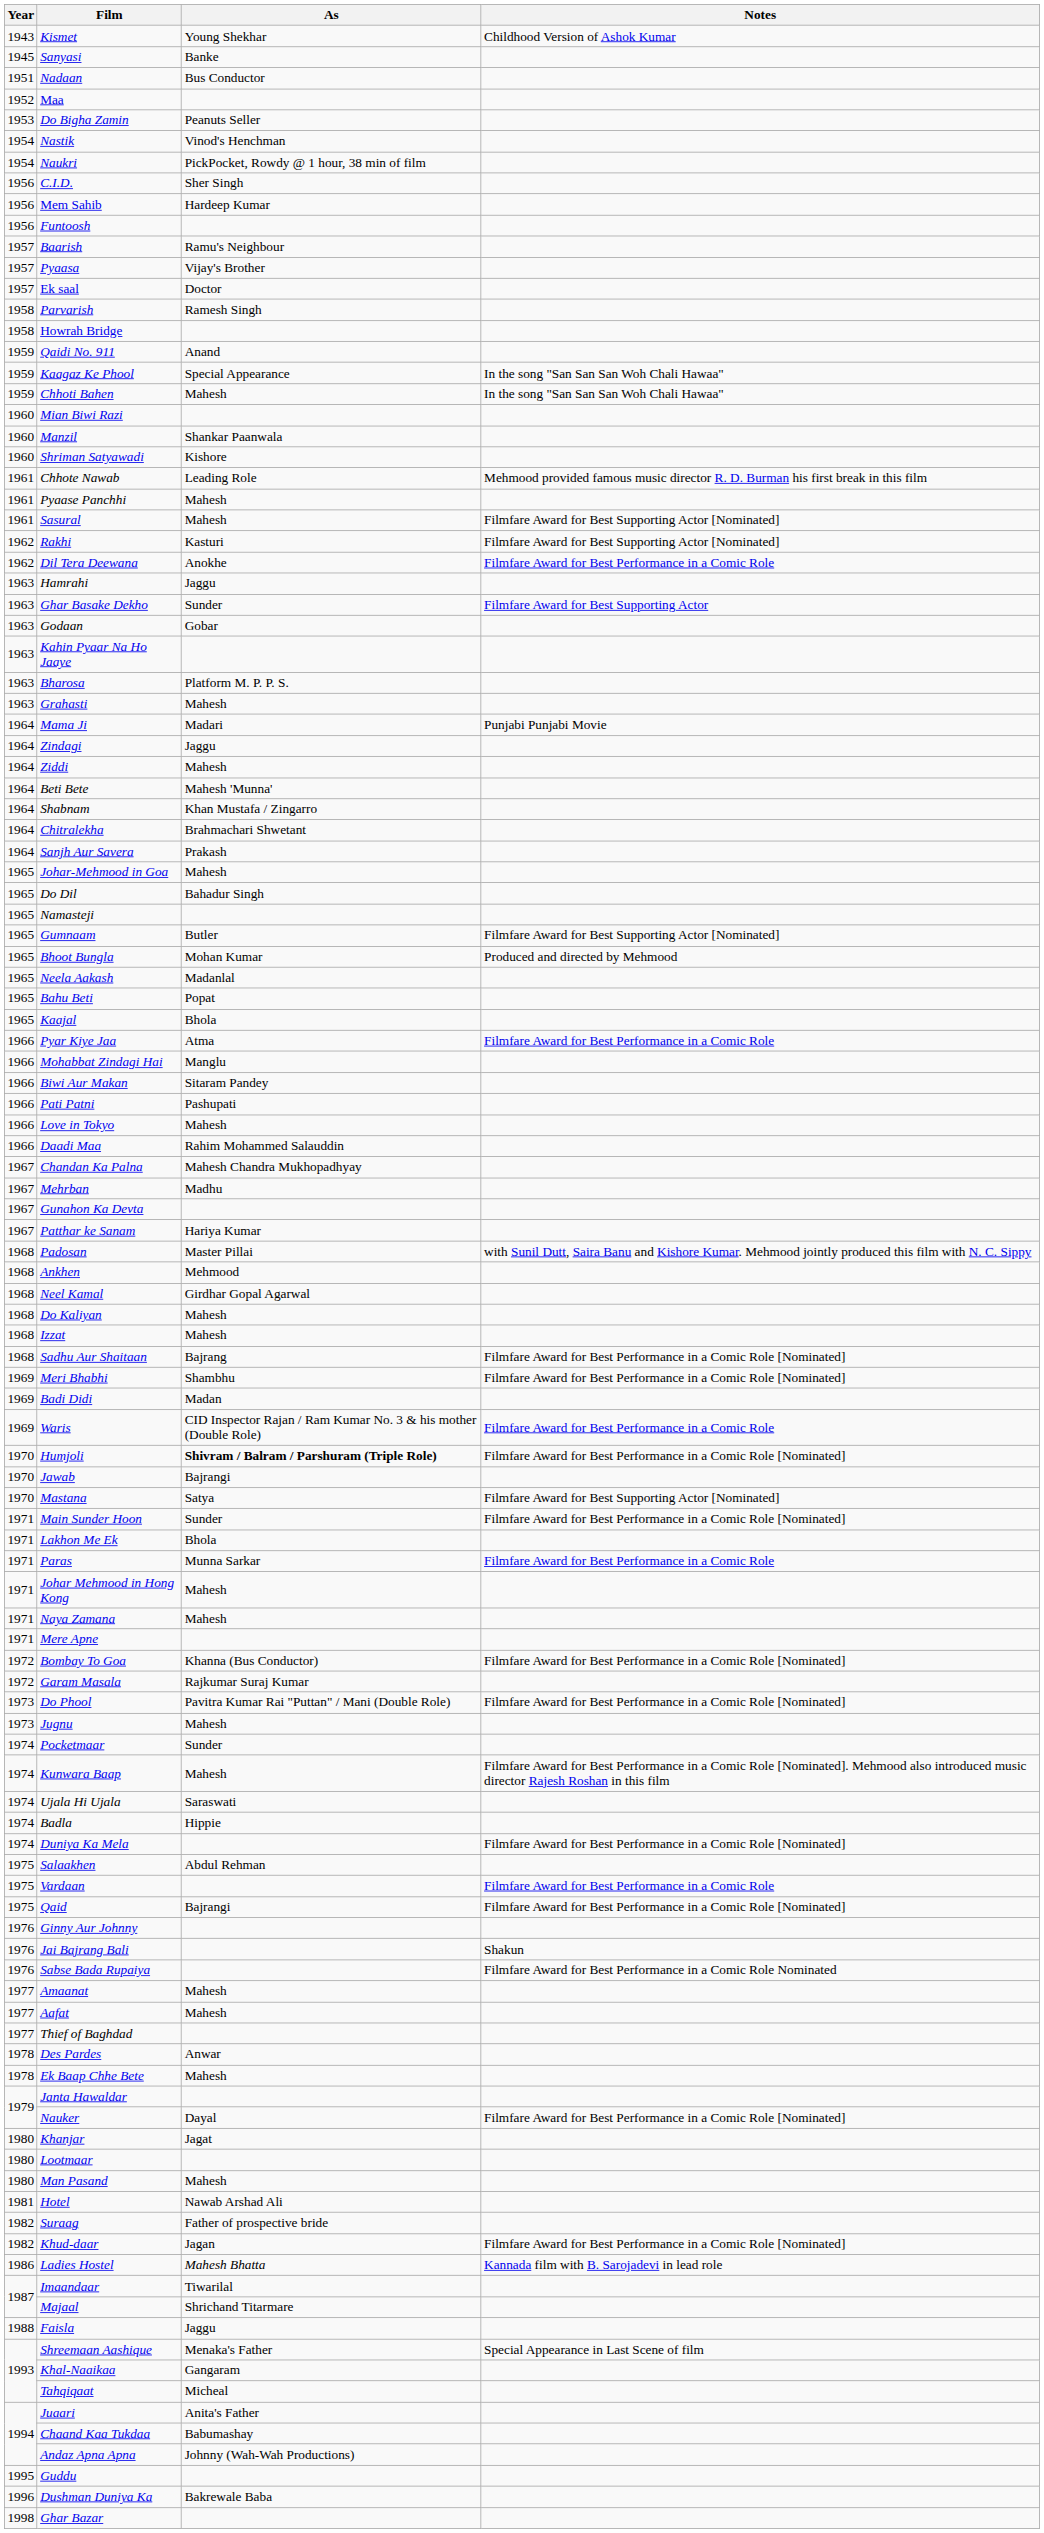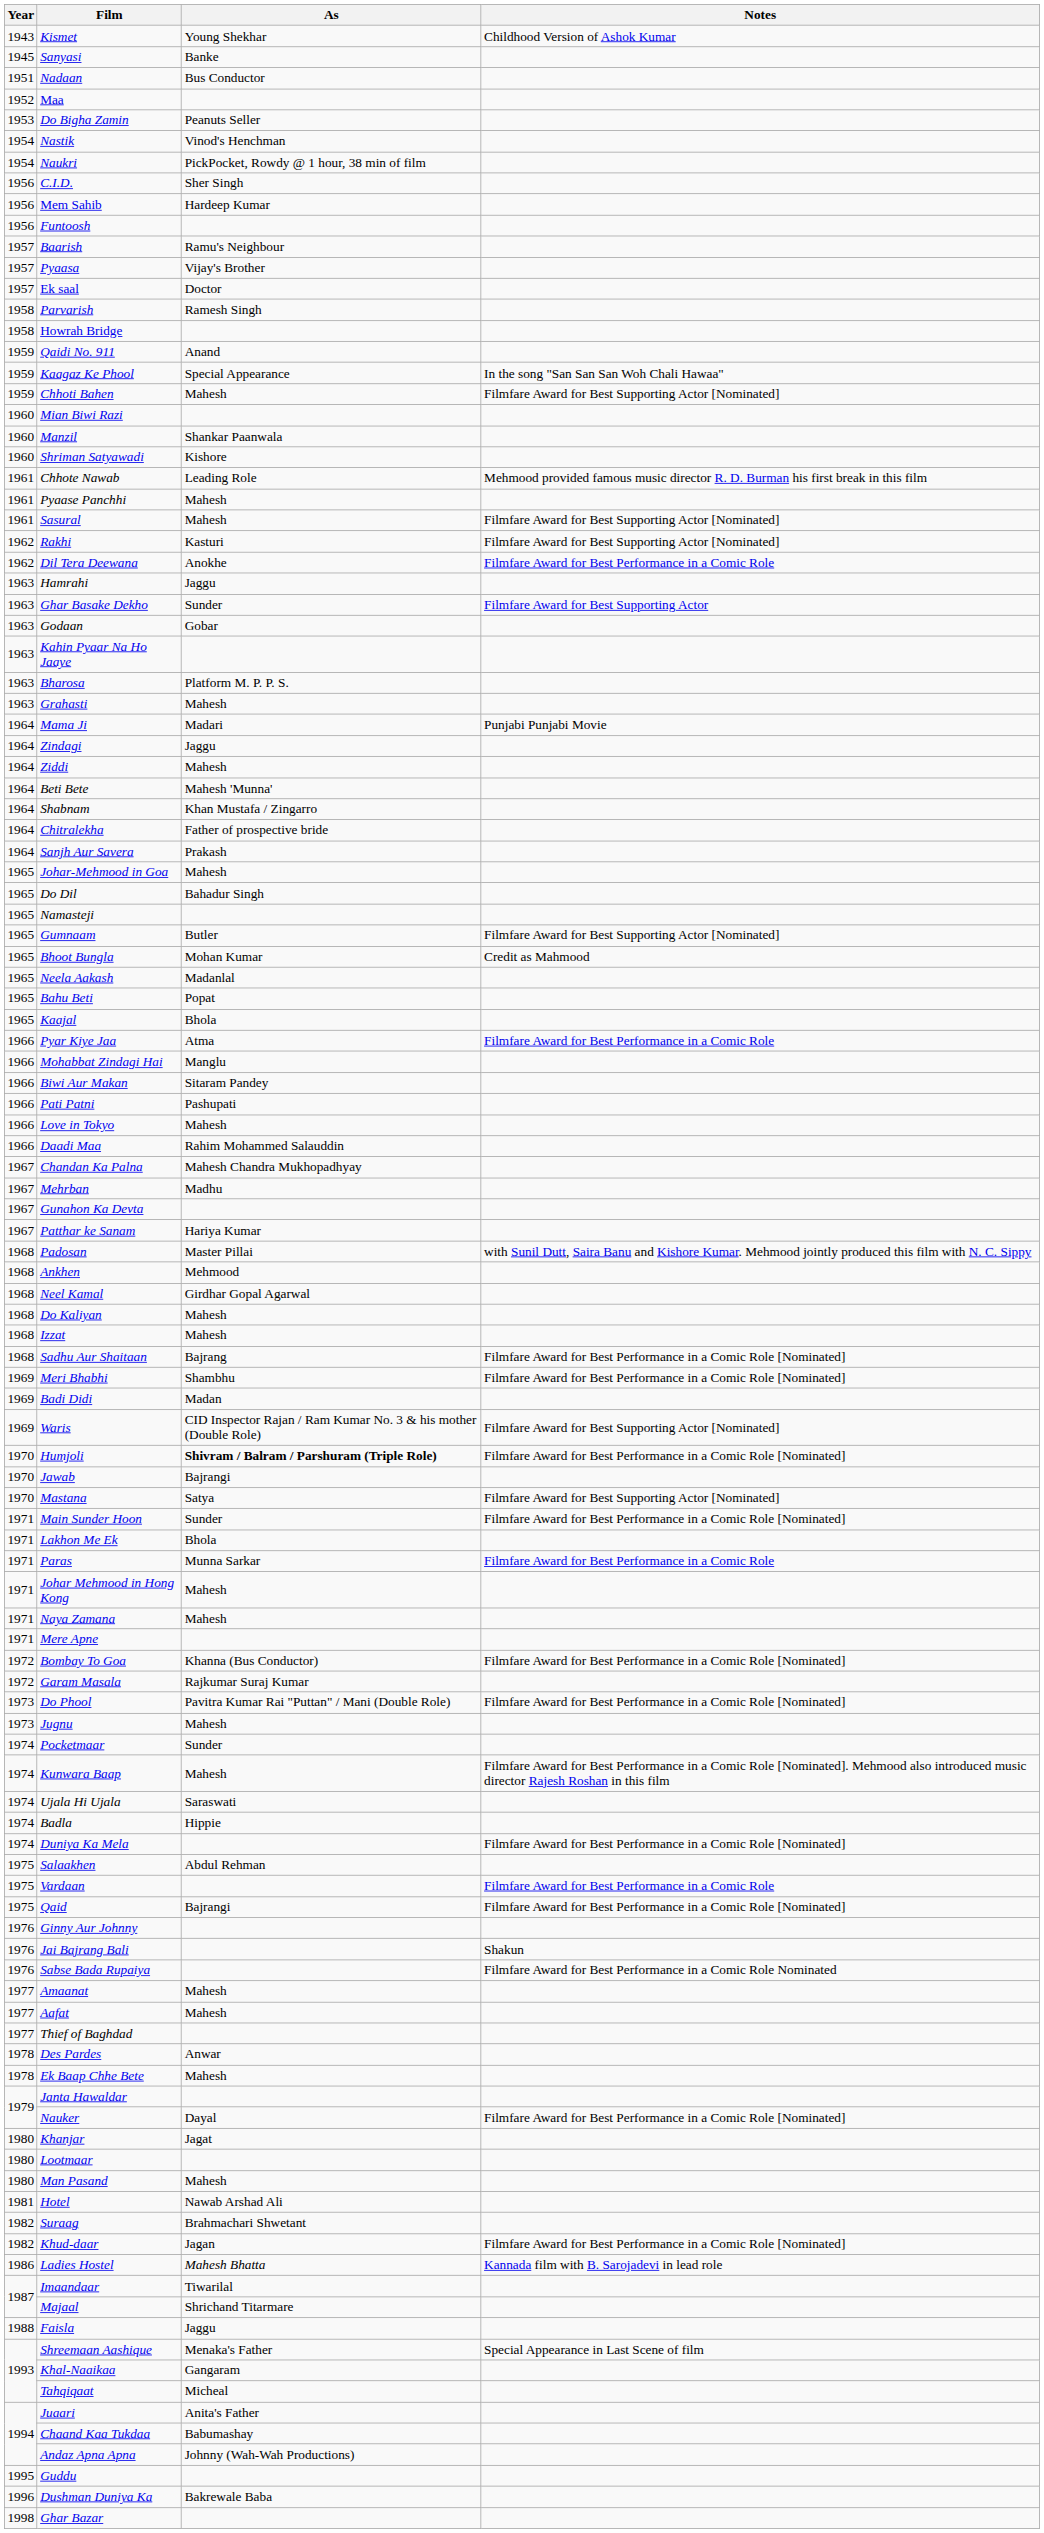(604, 394) In the song "San San San Woh Chali Hawaa" -> (632, 394) Filmfare Award for Best Supporting Actor [Nominated]
(245, 830) Brahmachari Shwetant -> (256, 830) Father of prospective bride
(581, 956) Produced and directed by Mehmood -> (537, 956) Credit as Mahmood
(629, 1427) Filmfare Award for Best Performance in a Comic Role -> (632, 1427) Filmfare Award for Best Supporting Actor [Nominated]
(256, 2223) Father of prospective bride -> (245, 2223) Brahmachari Shwetant
